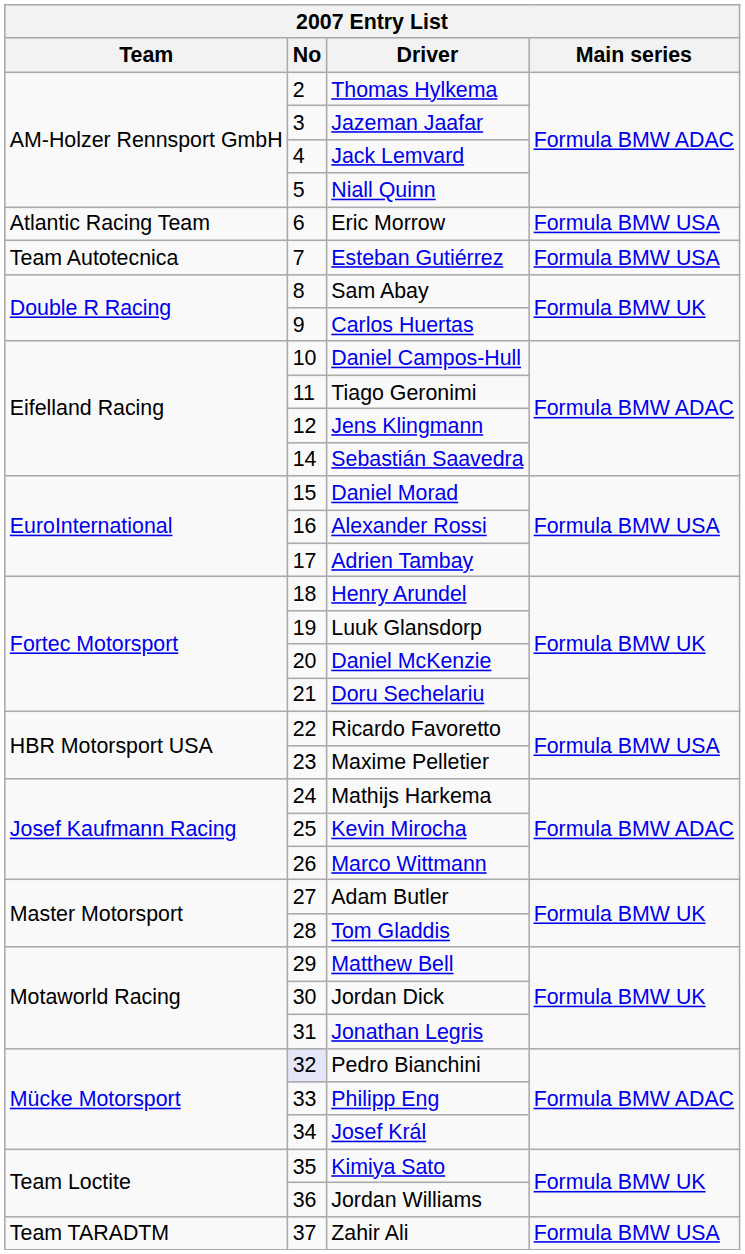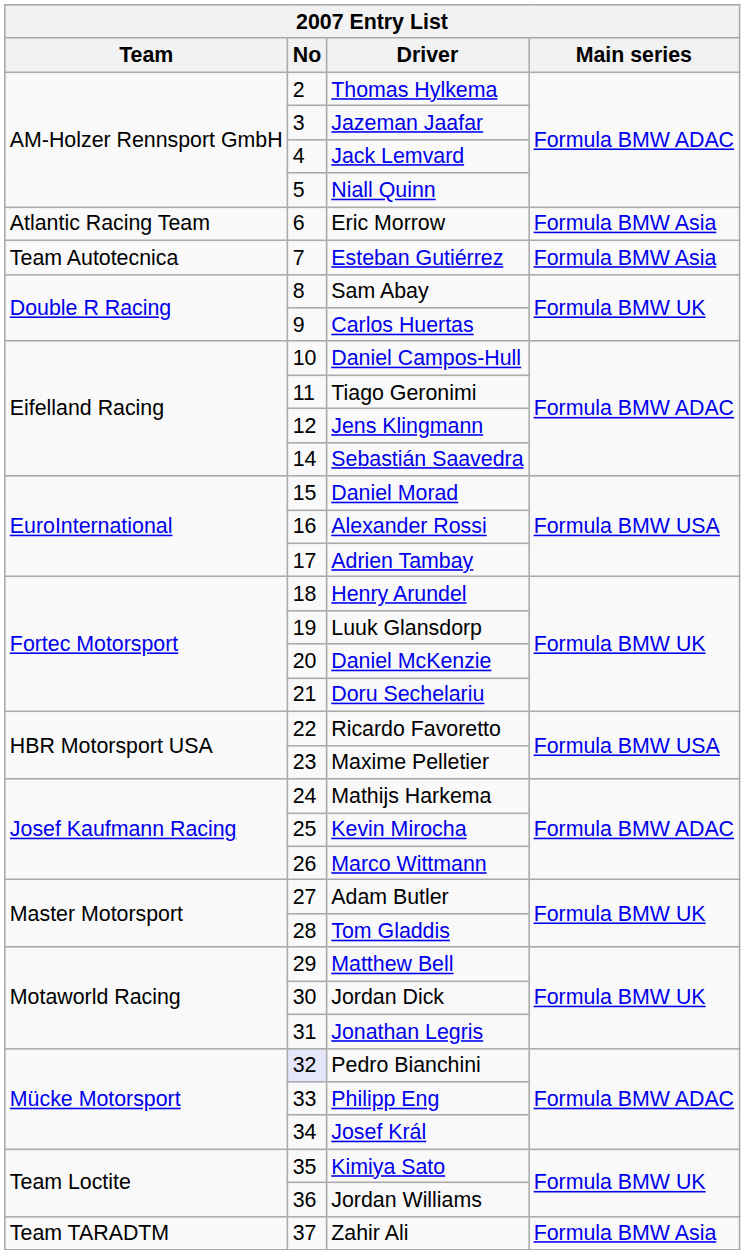(627, 223) Formula BMW USA -> (625, 223) Formula BMW Asia
(627, 257) Formula BMW USA -> (625, 257) Formula BMW Asia
(627, 1233) Formula BMW USA -> (625, 1233) Formula BMW Asia
